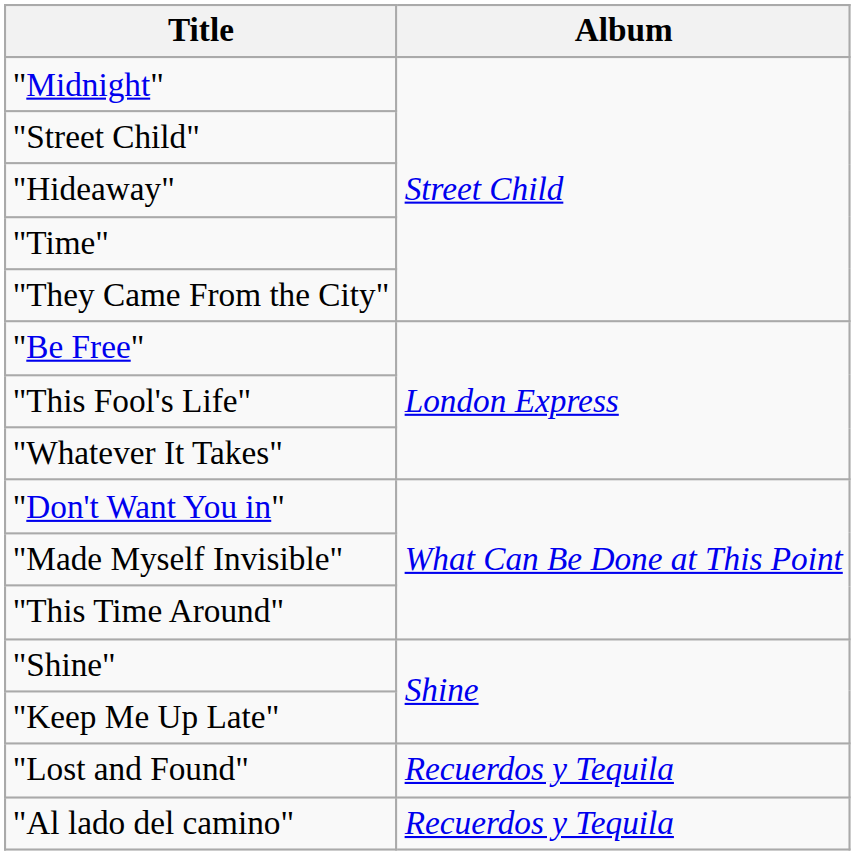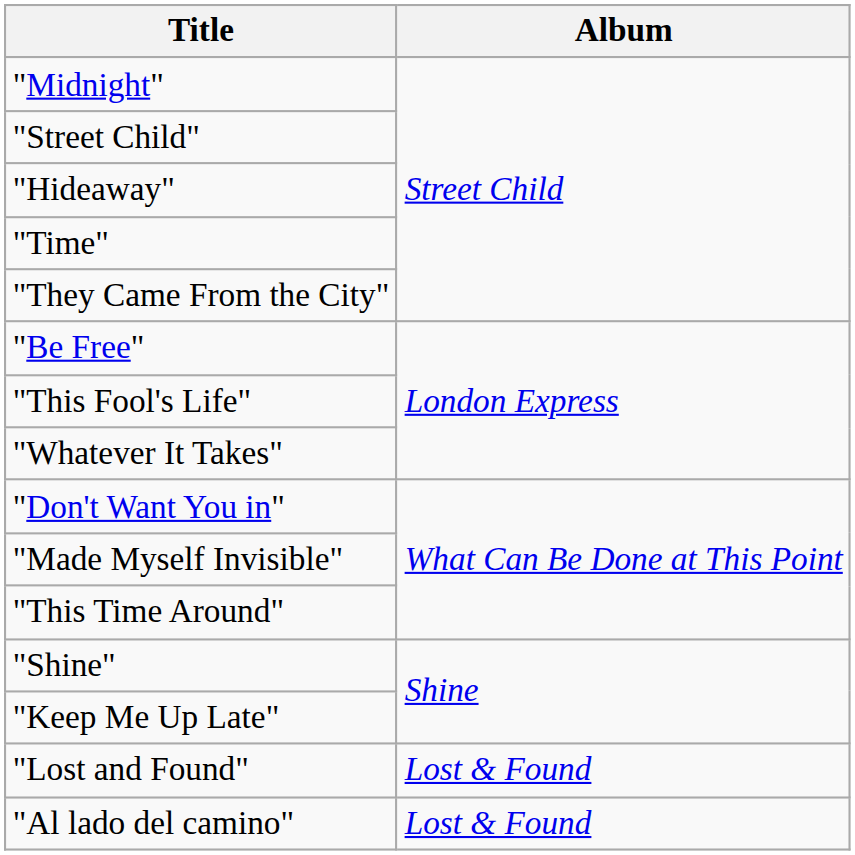(539, 769) Recuerdos y Tequila -> (498, 769) Lost & Found
(539, 822) Recuerdos y Tequila -> (498, 822) Lost & Found
